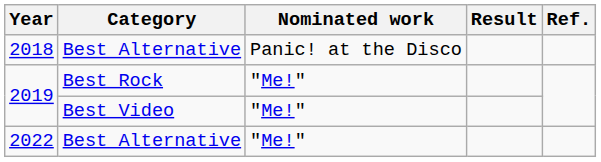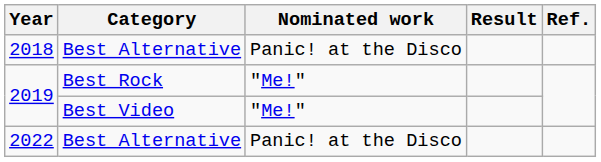(278, 141) "Me!" -> (356, 141) Panic! at the Disco
